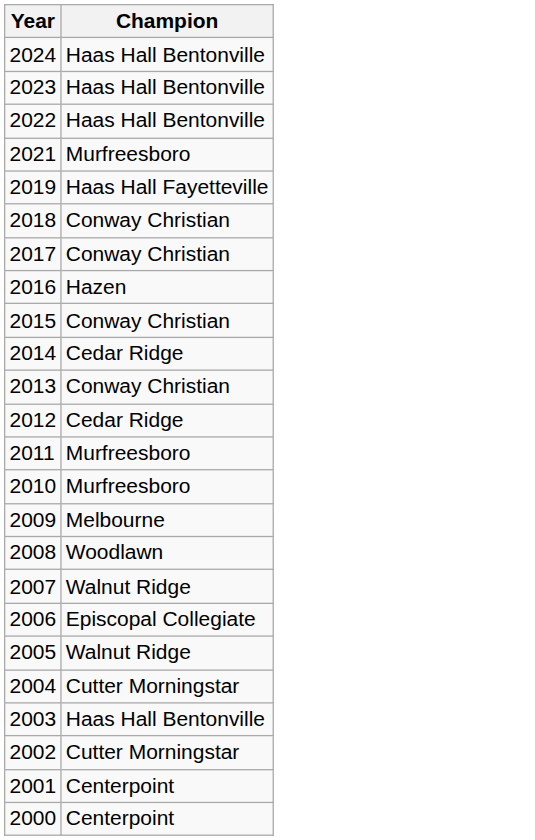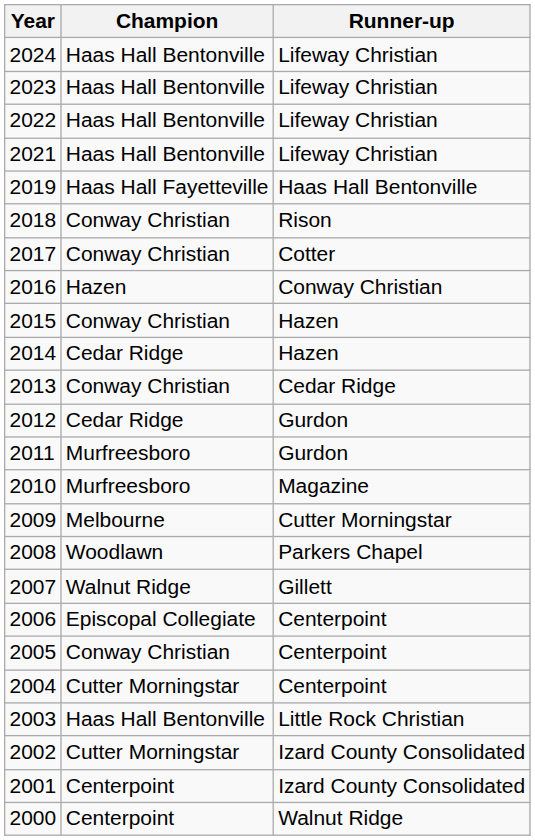+ column: (402, 21)
(128, 154) Murfreesboro -> (165, 154) Haas Hall Bentonville
(128, 652) Walnut Ridge -> (148, 652) Conway Christian
